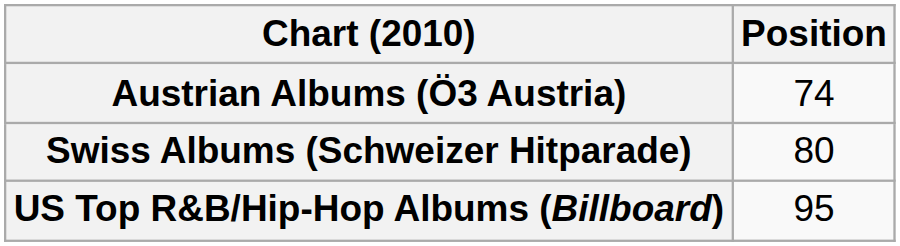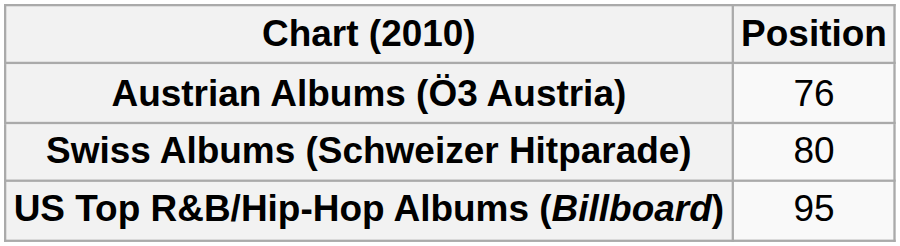(814, 92) 74 -> (814, 92) 76
